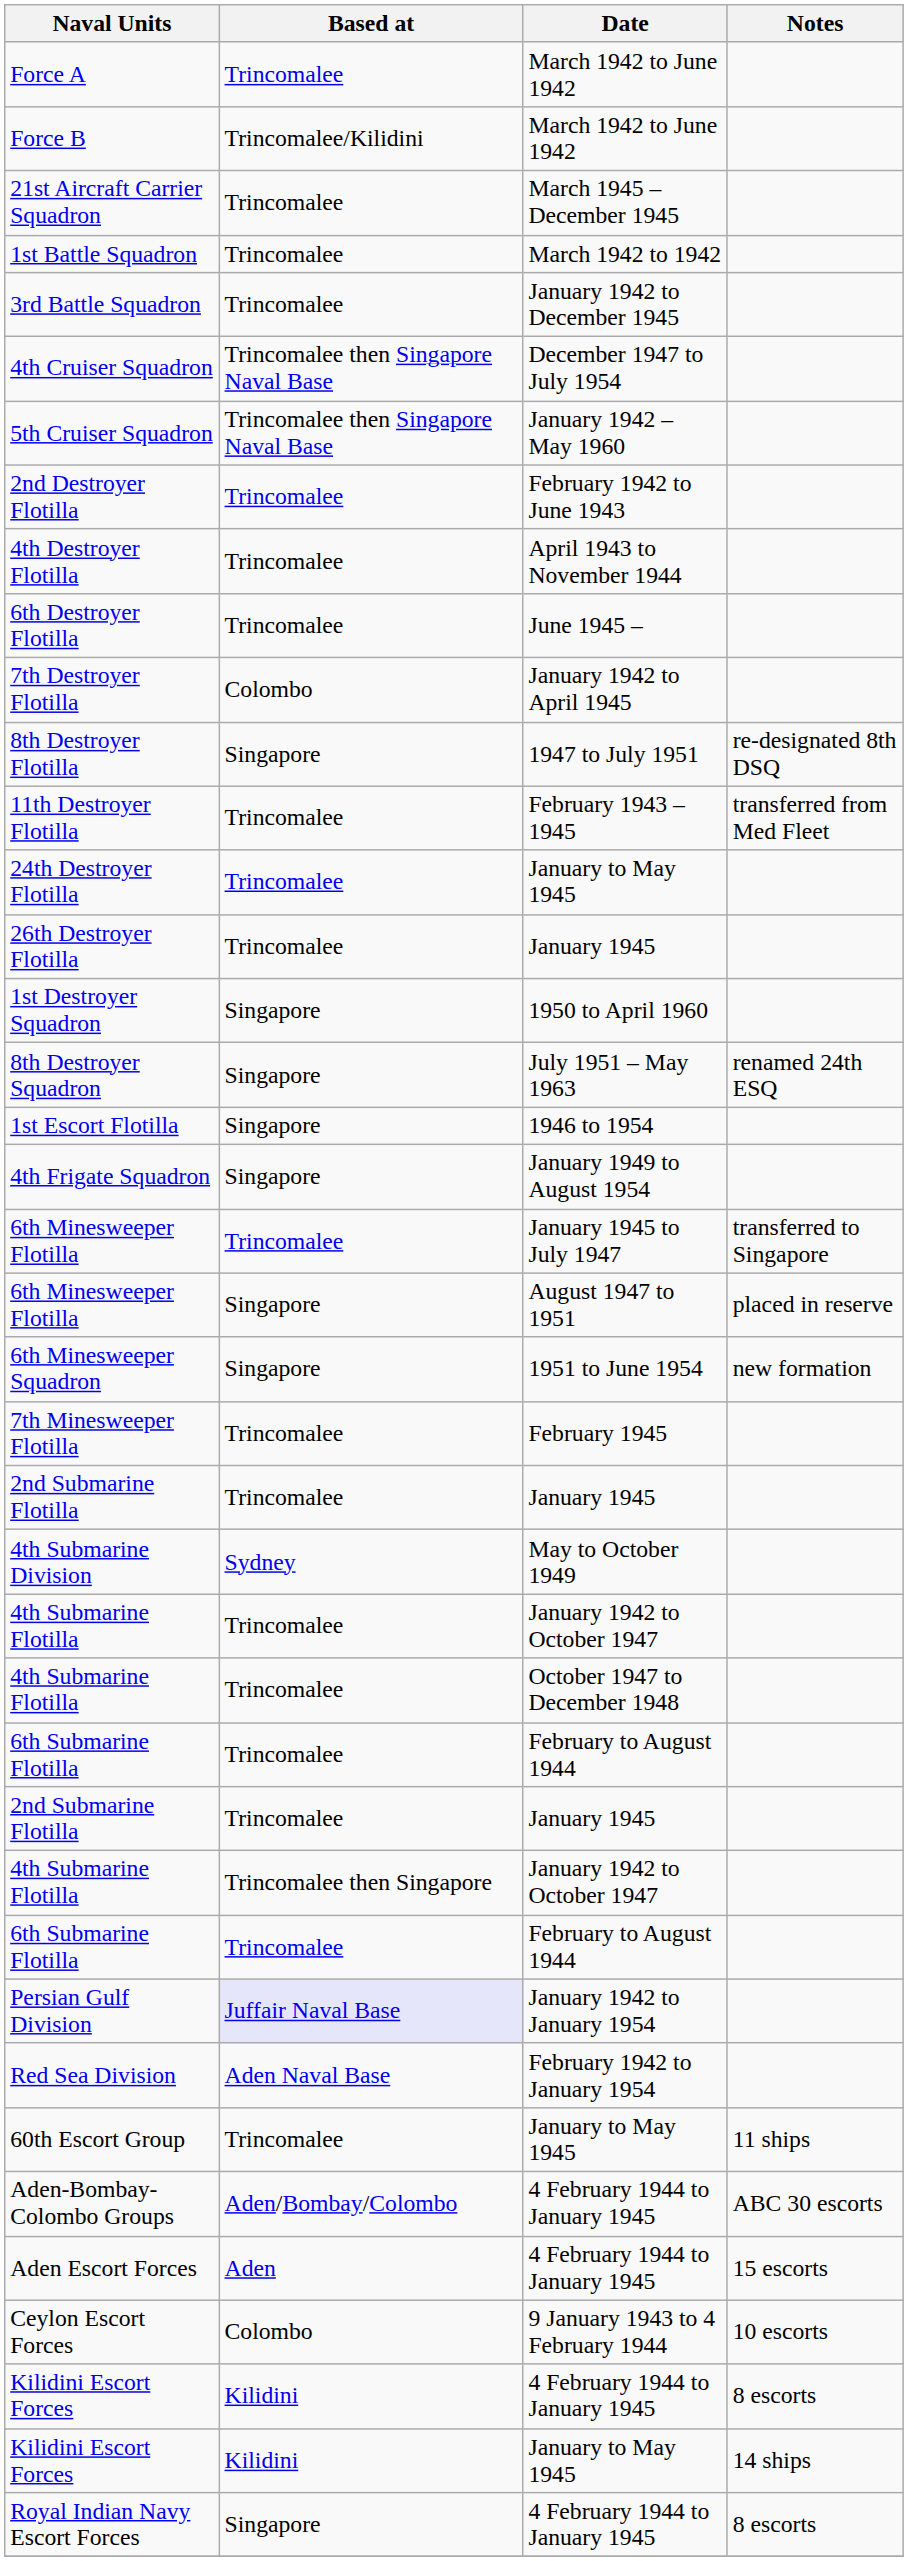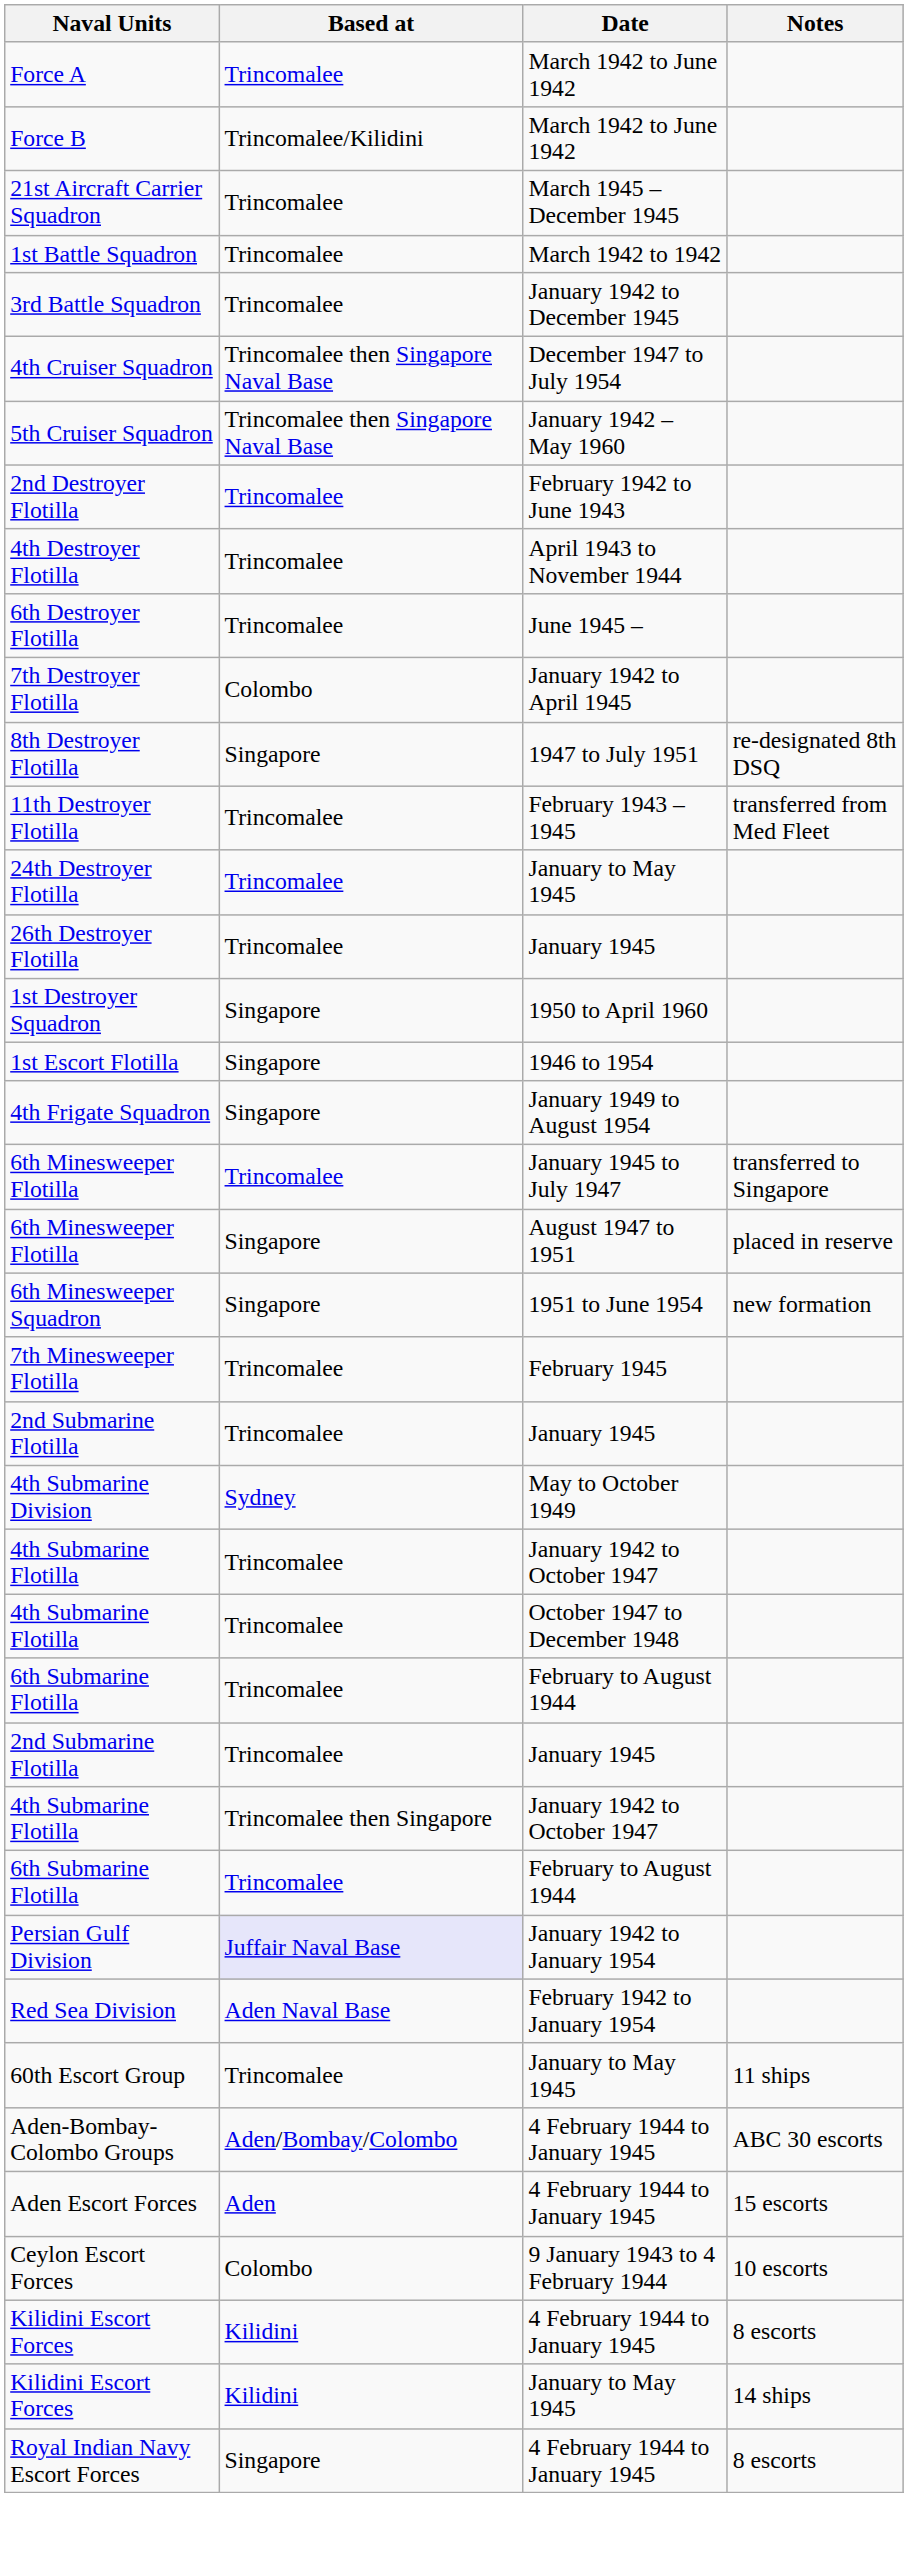- row: (75, 1074)
